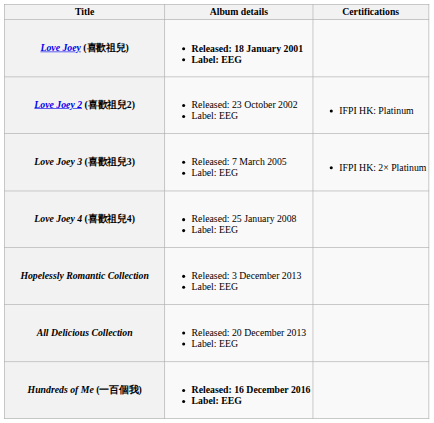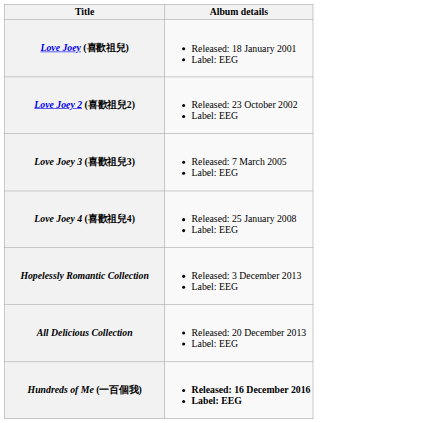- column: (371, 12)
(239, 54) bold -> (239, 54) normal
